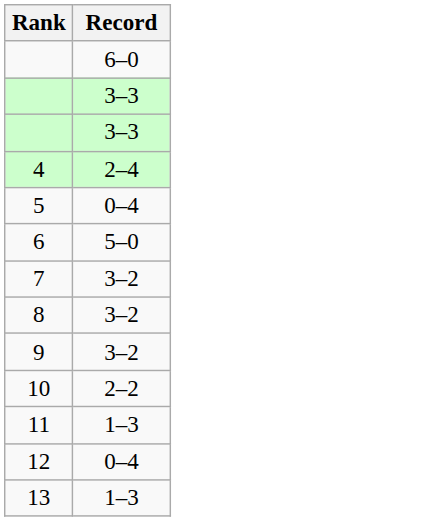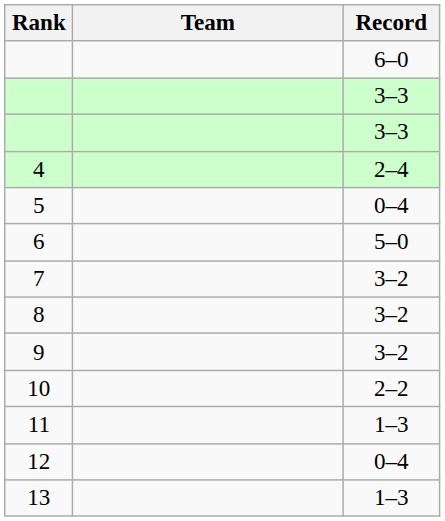+ column: (208, 22)
